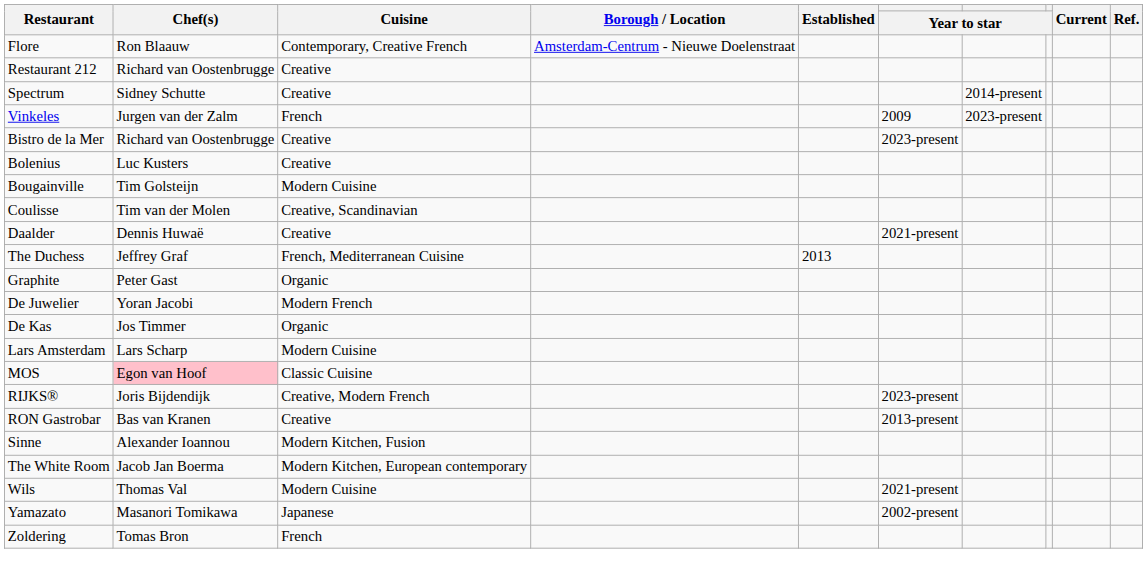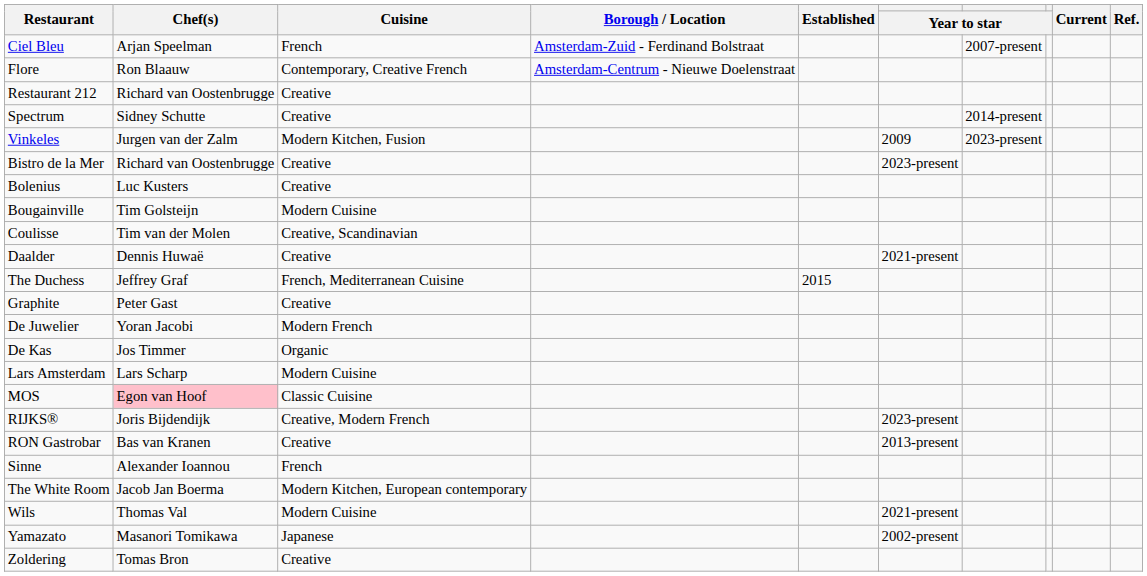+ row: (36, 46)
(302, 116) French -> (353, 139) Modern Kitchen, Fusion
(817, 256) 2013 -> (817, 279) 2015
(305, 279) Organic -> (306, 303) Creative
(353, 443) Modern Kitchen, Fusion -> (302, 466) French
(302, 536) French -> (306, 559) Creative
